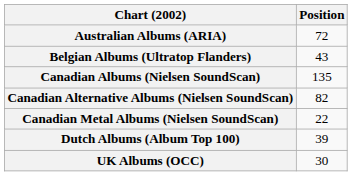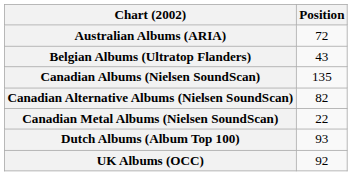(322, 139) 39 -> (322, 139) 93
(322, 160) 30 -> (322, 160) 92
